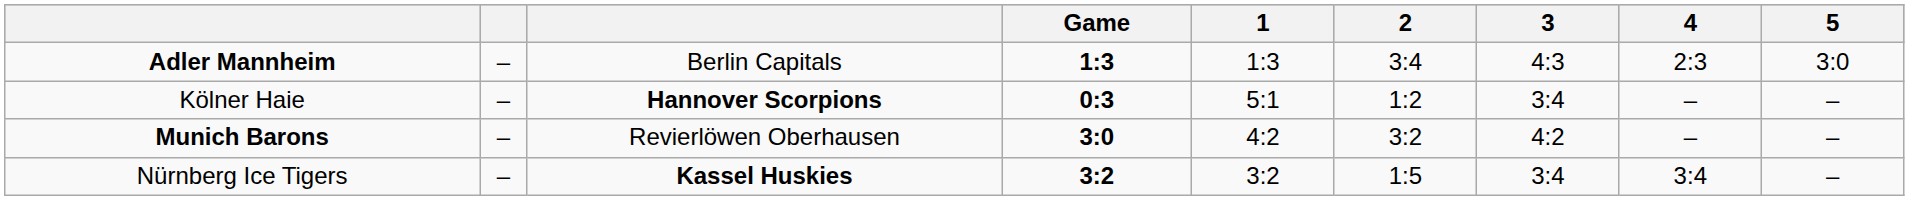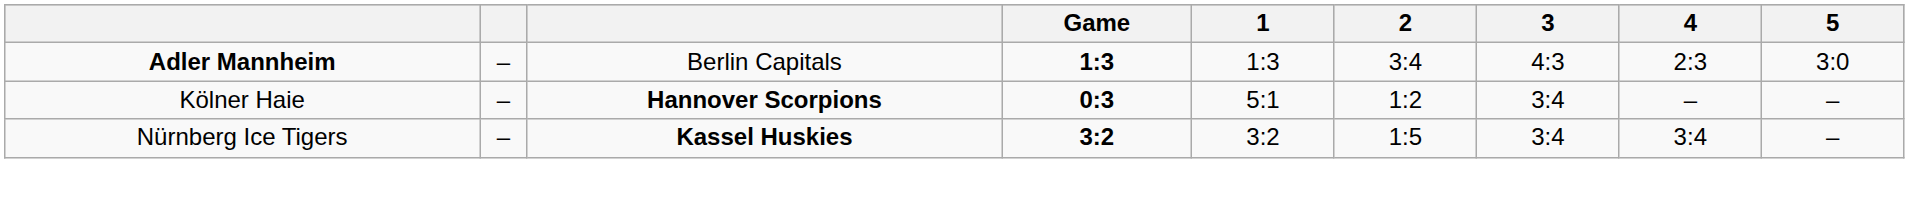- row: (242, 137)
